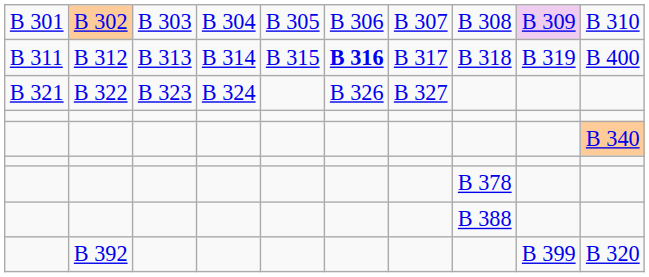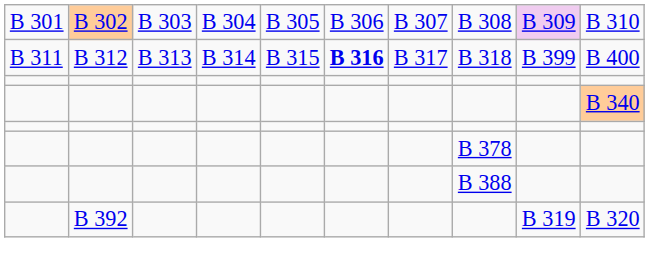(549, 57) B 319 -> (549, 57) B 399
- row: (37, 92)
(549, 254) B 399 -> (549, 218) B 319
